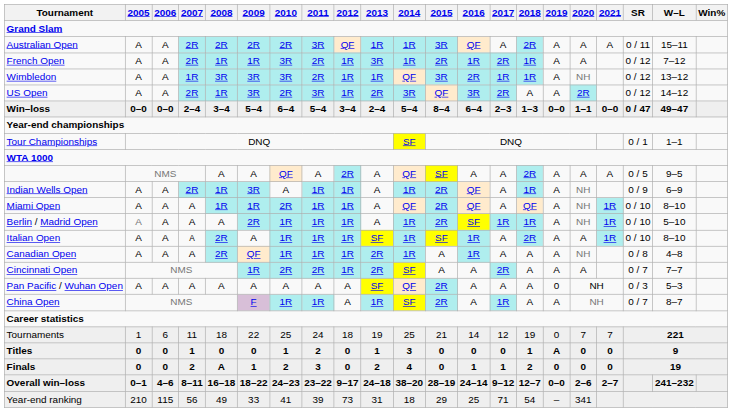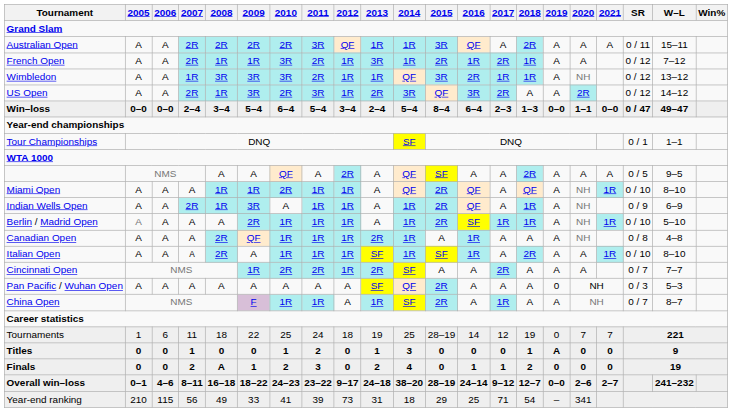rows swapped: (47, 189) <-> (33, 205)
rows swapped: (33, 237) <-> (41, 253)
(441, 334) 21 -> (441, 334) 28–19
